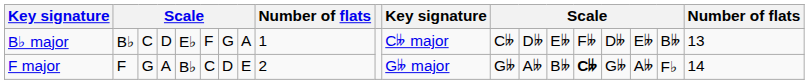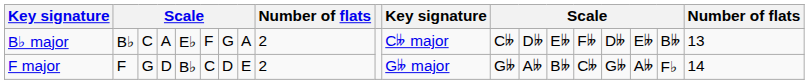(166, 41) D -> (166, 41) A
(263, 41) 1 -> (263, 41) 2
(166, 66) A -> (166, 66) D
(588, 66) bold -> (588, 66) normal
